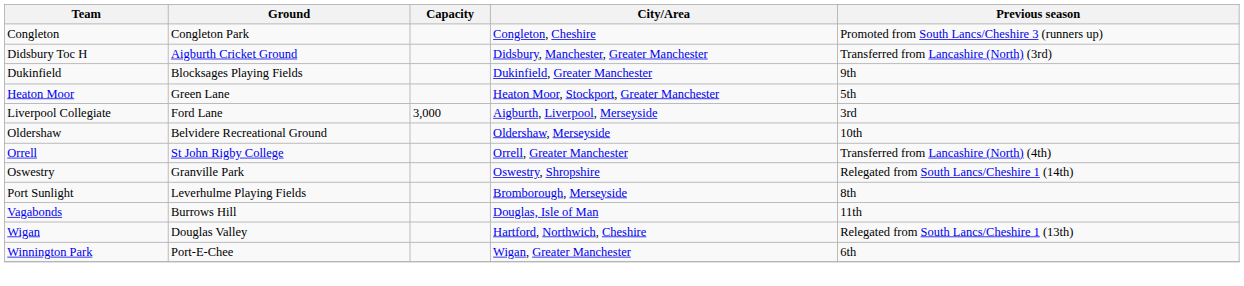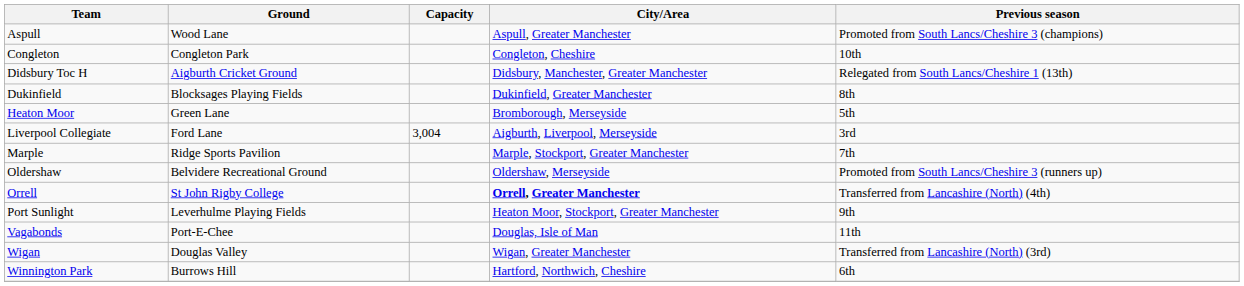+ row: (24, 34)
(972, 34) Promoted from South Lancs/Cheshire 3 (runners up) -> (850, 53) 10th
(946, 53) Transferred from Lancashire (North) (3rd) -> (956, 73) Relegated from South Lancs/Cheshire 1 (13th)
(848, 73) 9th -> (847, 93) 8th
(606, 93) Heaton Moor, Stockport, Greater Manchester -> (559, 113) Bromborough, Merseyside
(427, 113) 3,000 -> (426, 133) 3,004
+ row: (25, 152)
(851, 133) 10th -> (970, 172) Promoted from South Lancs/Cheshire 3 (runners up)
(561, 152) normal -> (566, 192) bold
- row: (31, 172)
(560, 192) Bromborough, Merseyside -> (606, 212) Heaton Moor, Stockport, Greater Manchester
(848, 192) 8th -> (847, 212) 9th
(204, 212) Burrows Hill -> (202, 232) Port-E-Chee
(570, 232) Hartford, Northwich, Cheshire -> (561, 251) Wigan, Greater Manchester
(957, 232) Relegated from South Lancs/Cheshire 1 (13th) -> (945, 251) Transferred from Lancashire (North) (3rd)
(202, 251) Port-E-Chee -> (204, 271) Burrows Hill
(562, 251) Wigan, Greater Manchester -> (569, 271) Hartford, Northwich, Cheshire
